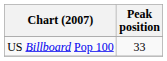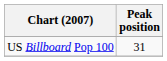(140, 46) 33 -> (140, 46) 31
